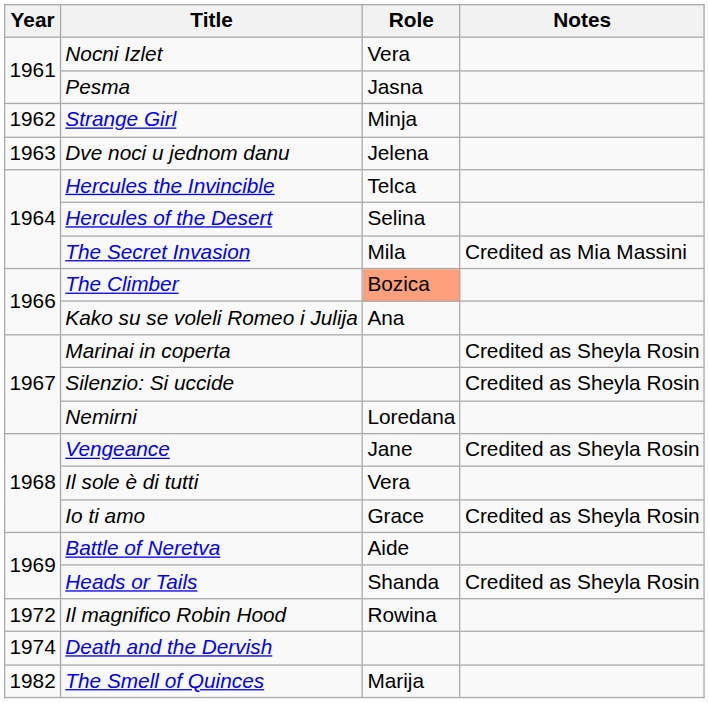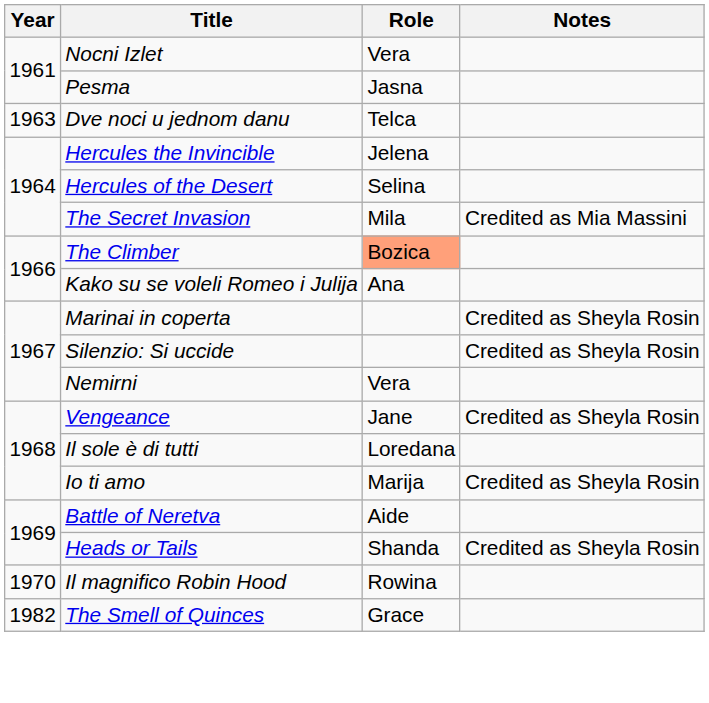- row: (121, 119)
(398, 152) Jelena -> (392, 119) Telca
(392, 185) Telca -> (398, 152) Jelena
(411, 416) Loredana -> (389, 383) Vera
(389, 482) Vera -> (411, 449) Loredana
(396, 515) Grace -> (396, 482) Marija
(33, 614) 1972 -> (33, 581) 1970
- row: (169, 647)
(396, 680) Marija -> (396, 614) Grace
